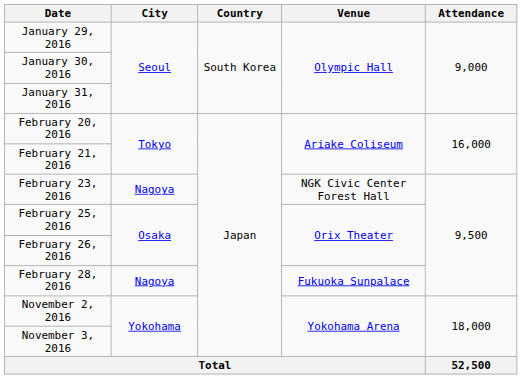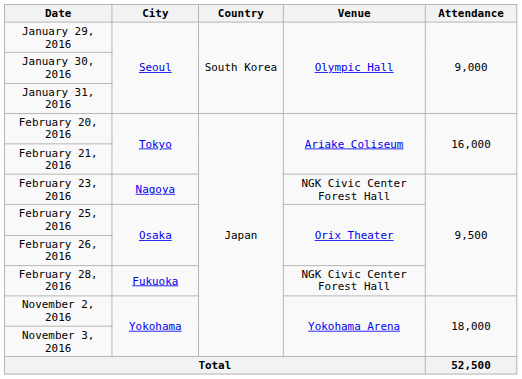(155, 281) Nagoya -> (155, 281) Fukuoka
(354, 281) Fukuoka Sunpalace -> (354, 281) NGK Civic Center Forest Hall
